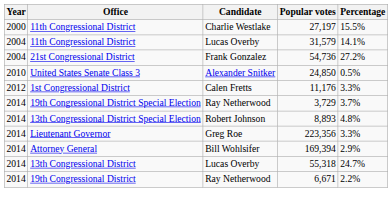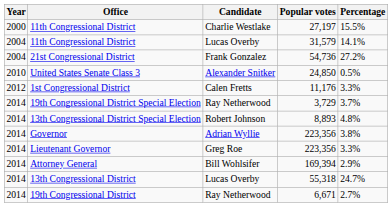+ row: (49, 133)
(350, 179) 2.2% -> (350, 194) 2.7%
